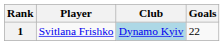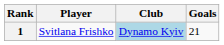(194, 31) 22 -> (194, 31) 21
